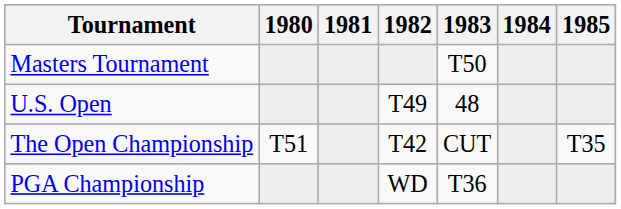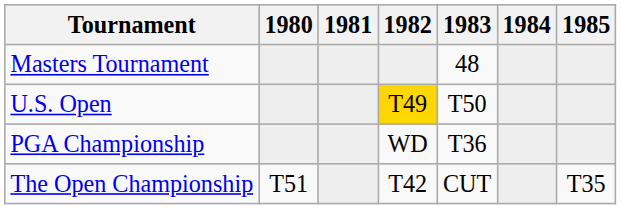(467, 64) T50 -> (467, 64) 48
(408, 104) no background -> (408, 104) gold background
(467, 104) 48 -> (467, 104) T50
rows swapped: (132, 144) <-> (107, 184)
